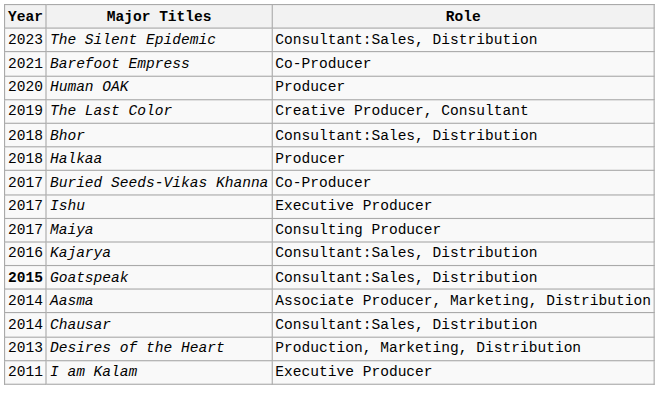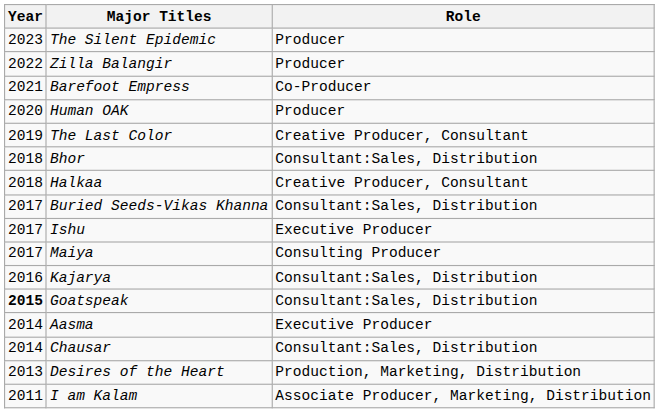(406, 40) Consultant:Sales, Distribution -> (310, 40) Producer
+ row: (111, 64)
(310, 159) Producer -> (402, 183) Creative Producer, Consultant
(323, 183) Co-Producer -> (406, 206) Consultant:Sales, Distribution
(463, 301) Associate Producer, Marketing, Distribution -> (354, 325) Executive Producer
(354, 372) Executive Producer -> (463, 396) Associate Producer, Marketing, Distribution
